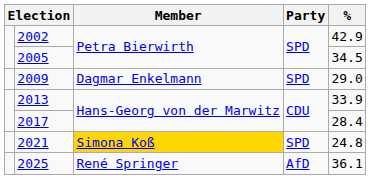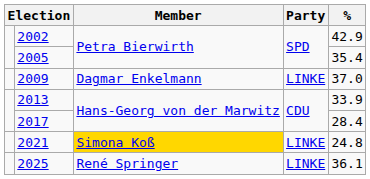(347, 57) 34.5 -> (347, 57) 35.4
(298, 79) SPD -> (306, 79) LINKE
(347, 79) 29.0 -> (347, 79) 37.0
(298, 142) SPD -> (306, 142) LINKE
(298, 163) AfD -> (306, 163) LINKE
